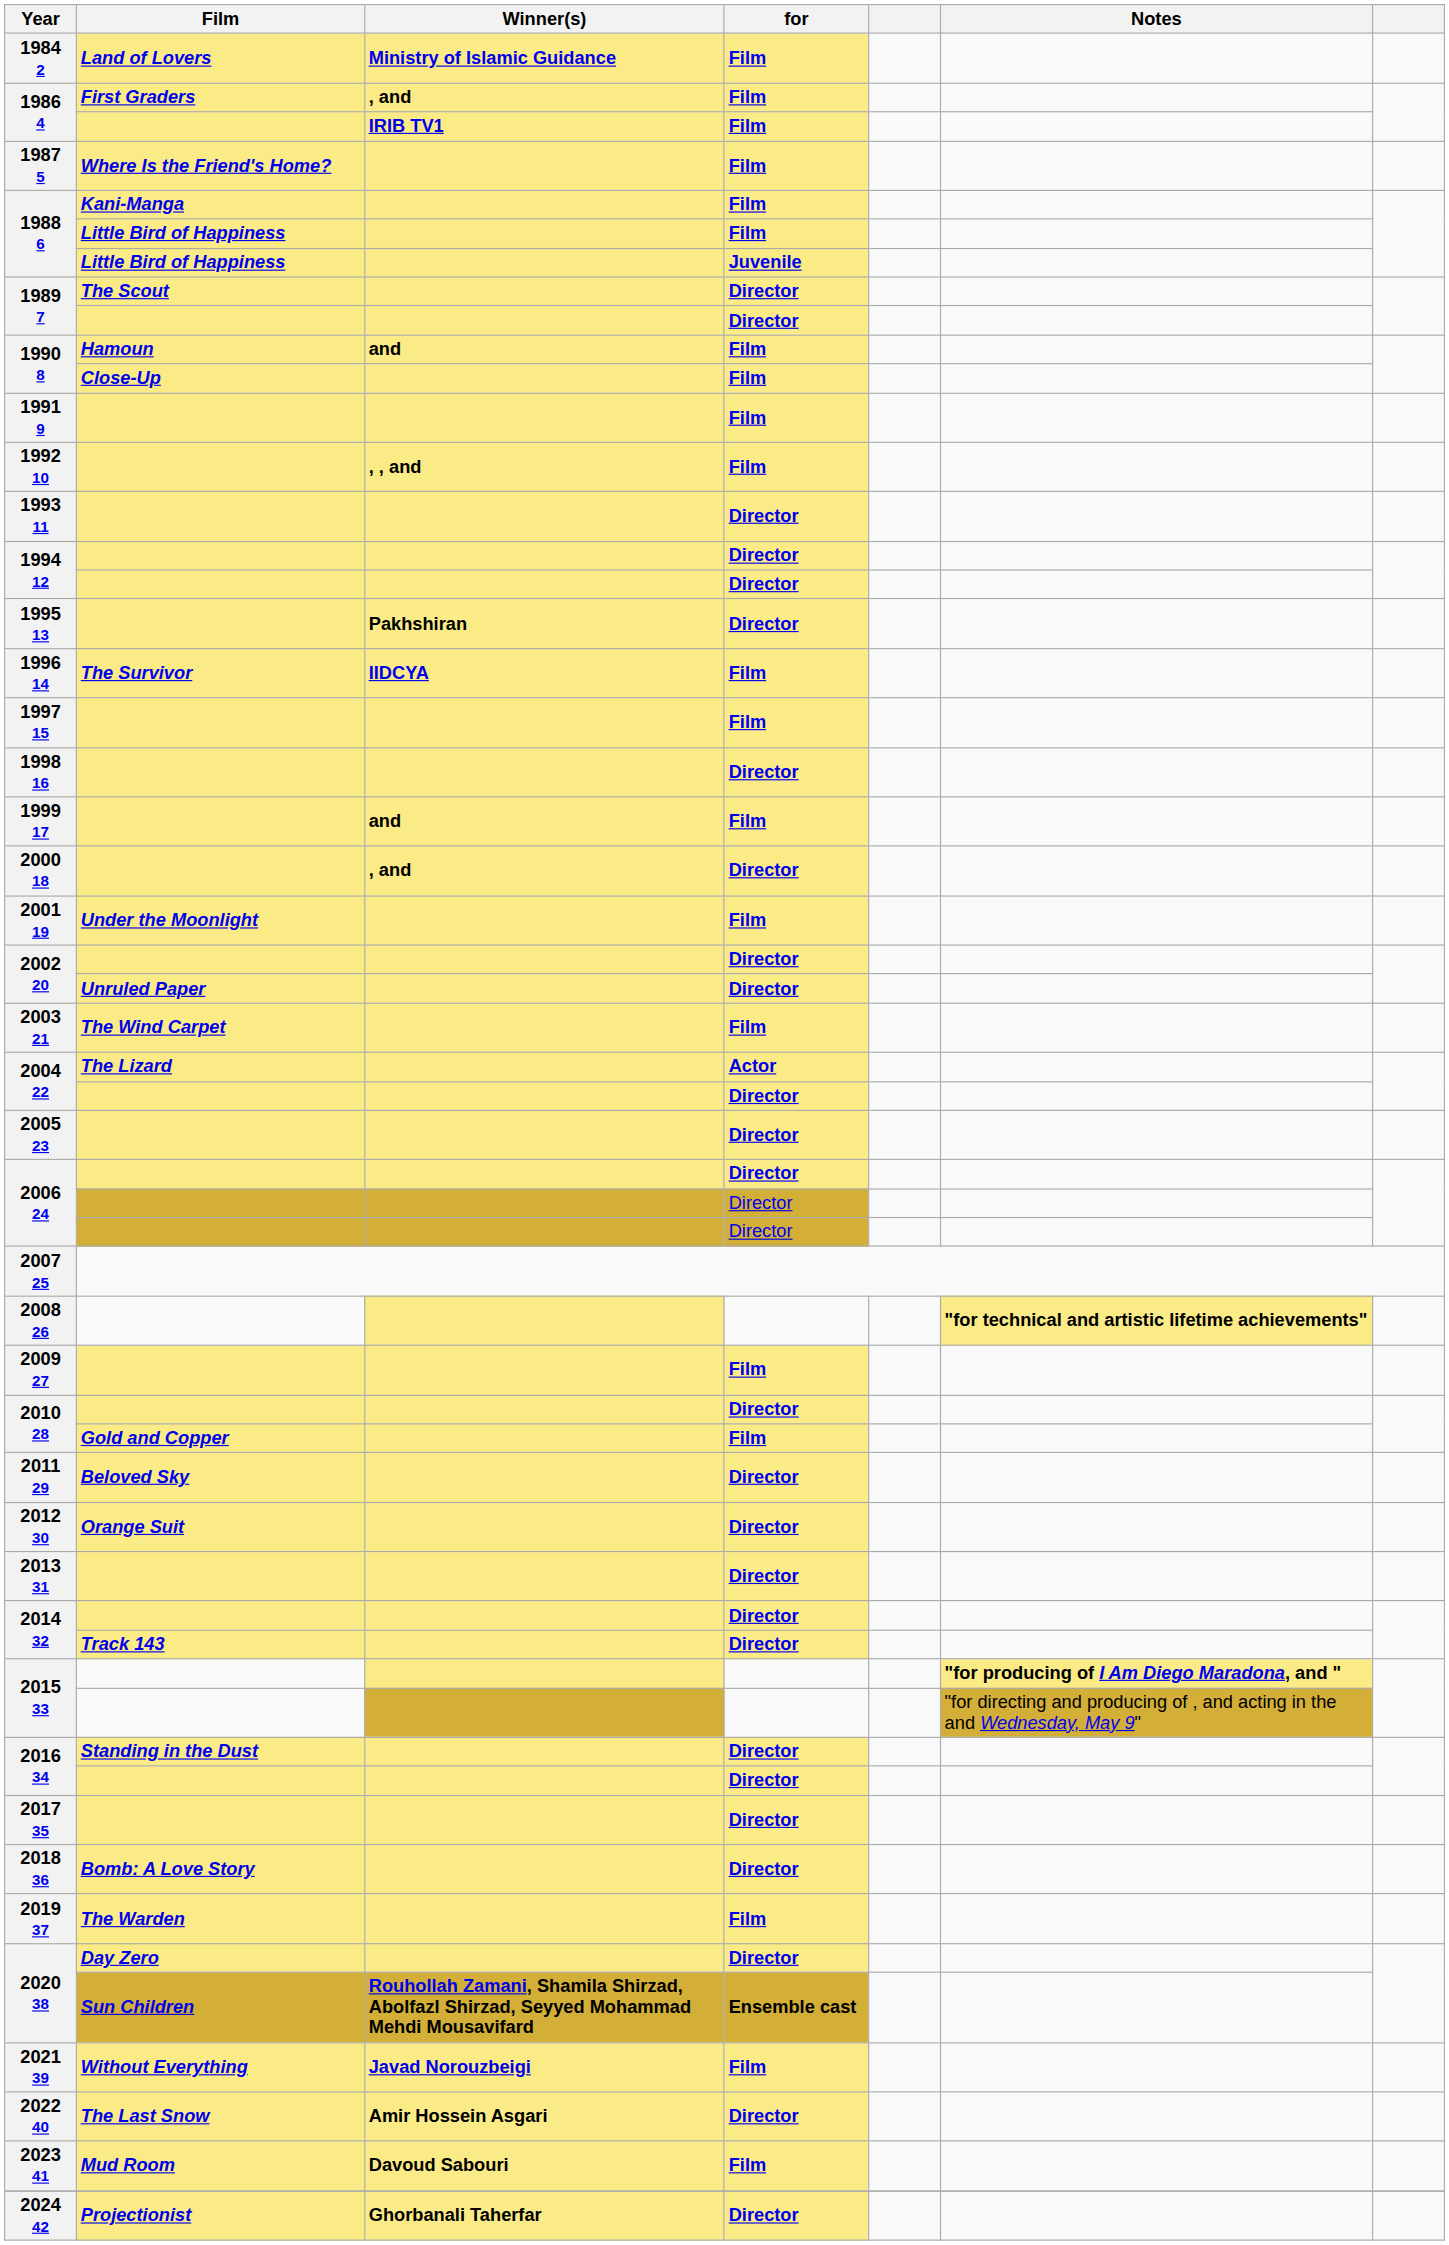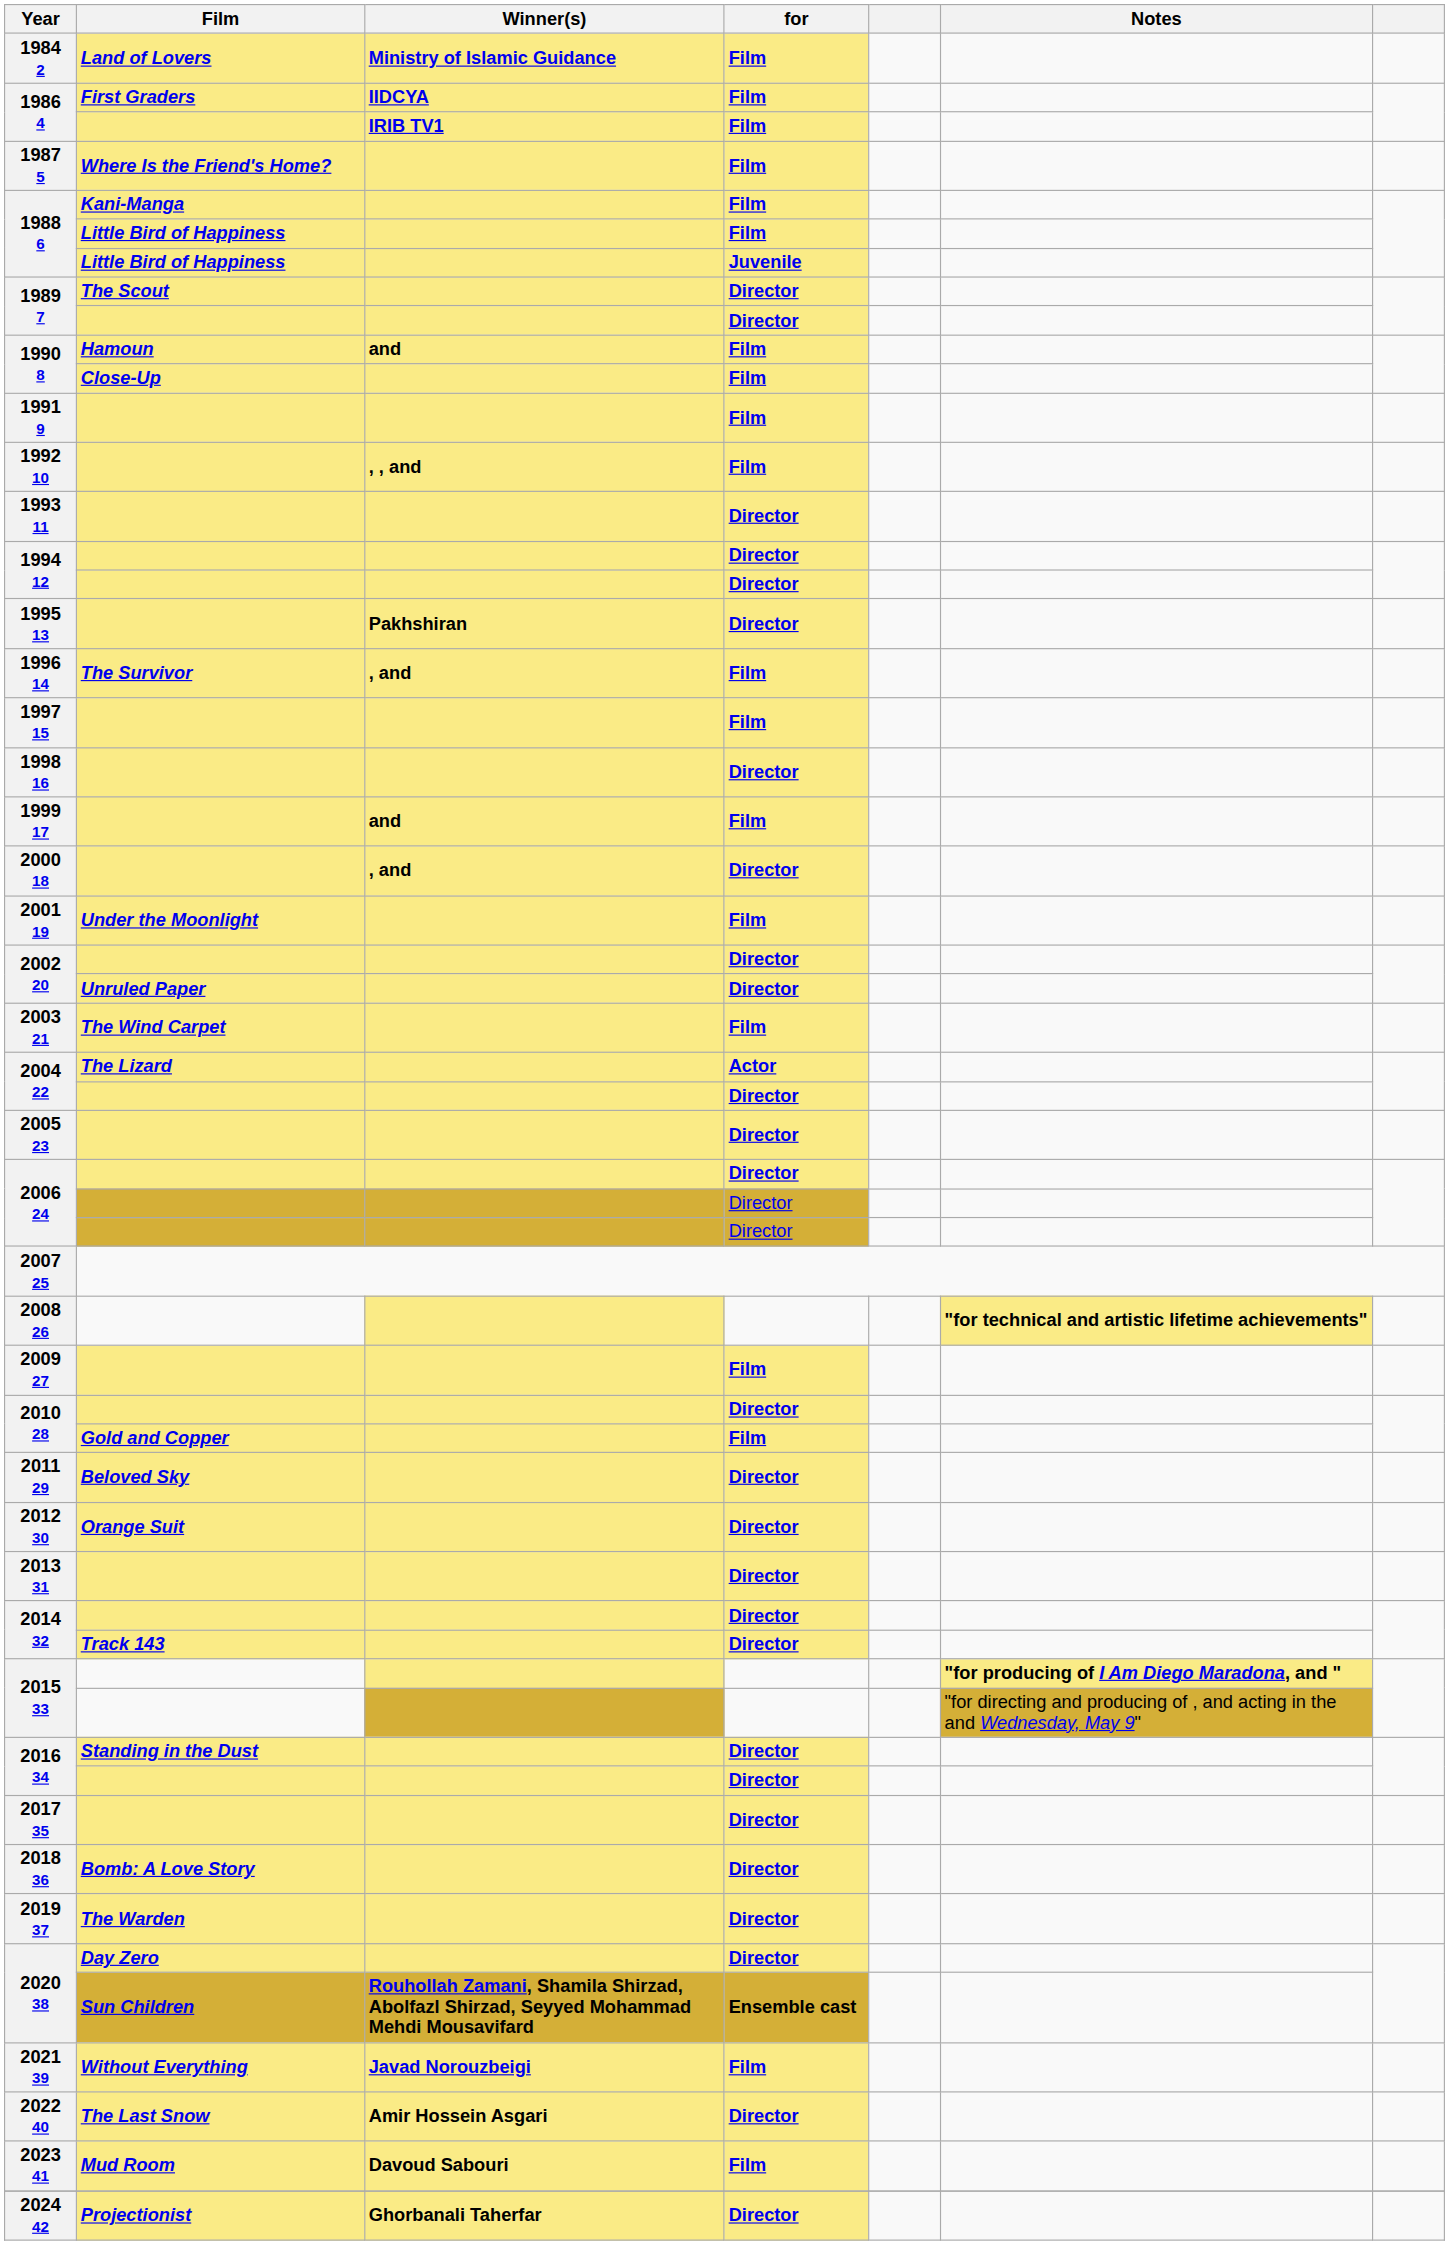(390, 97) , and -> (399, 97) IIDCYA
(399, 673) IIDCYA -> (390, 673) , and
(747, 1918) Film -> (764, 1918) Director
